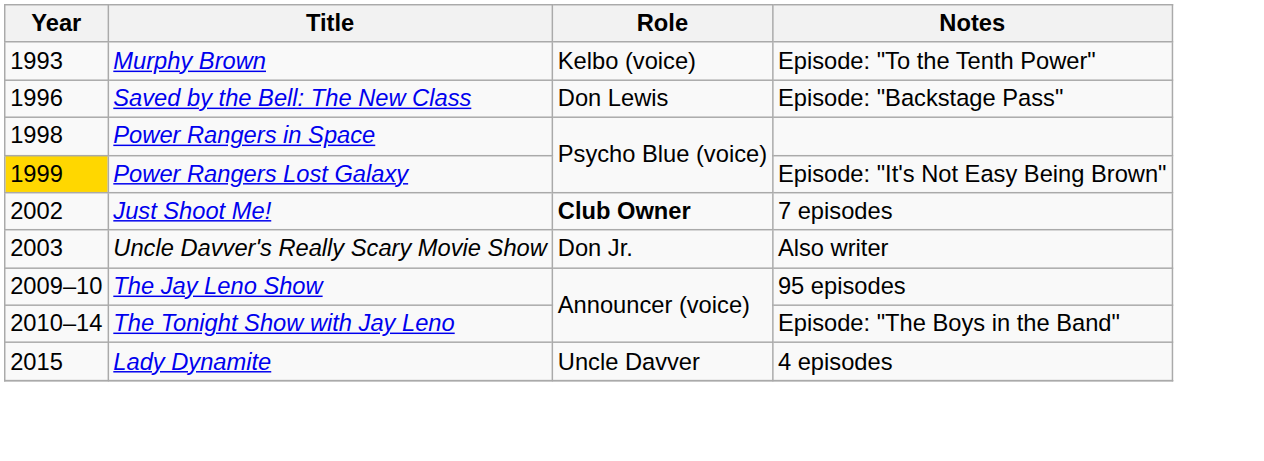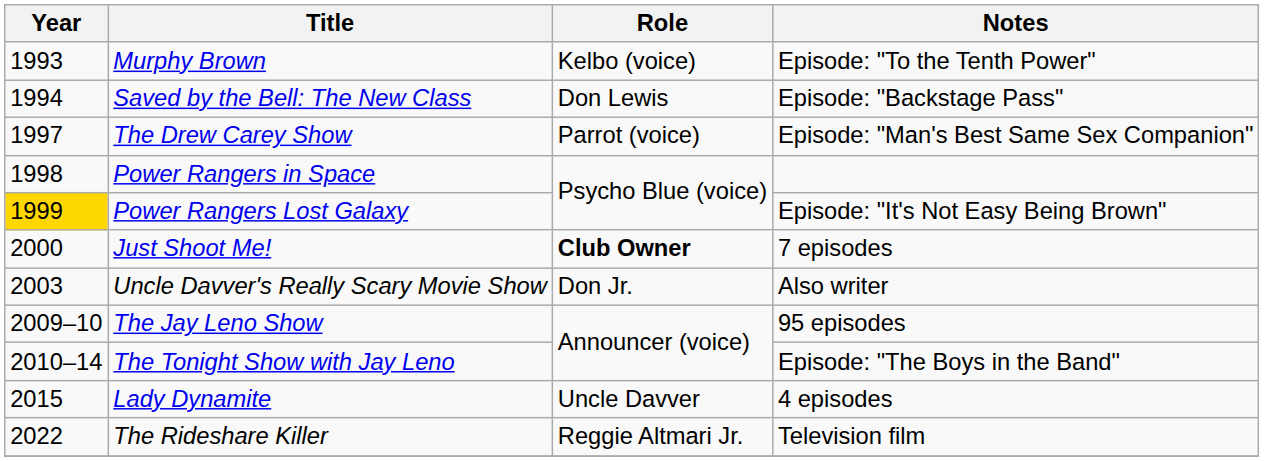(37, 98) 1996 -> (37, 98) 1994
+ row: (232, 135)
(37, 211) 2002 -> (37, 248) 2000
+ row: (221, 436)
